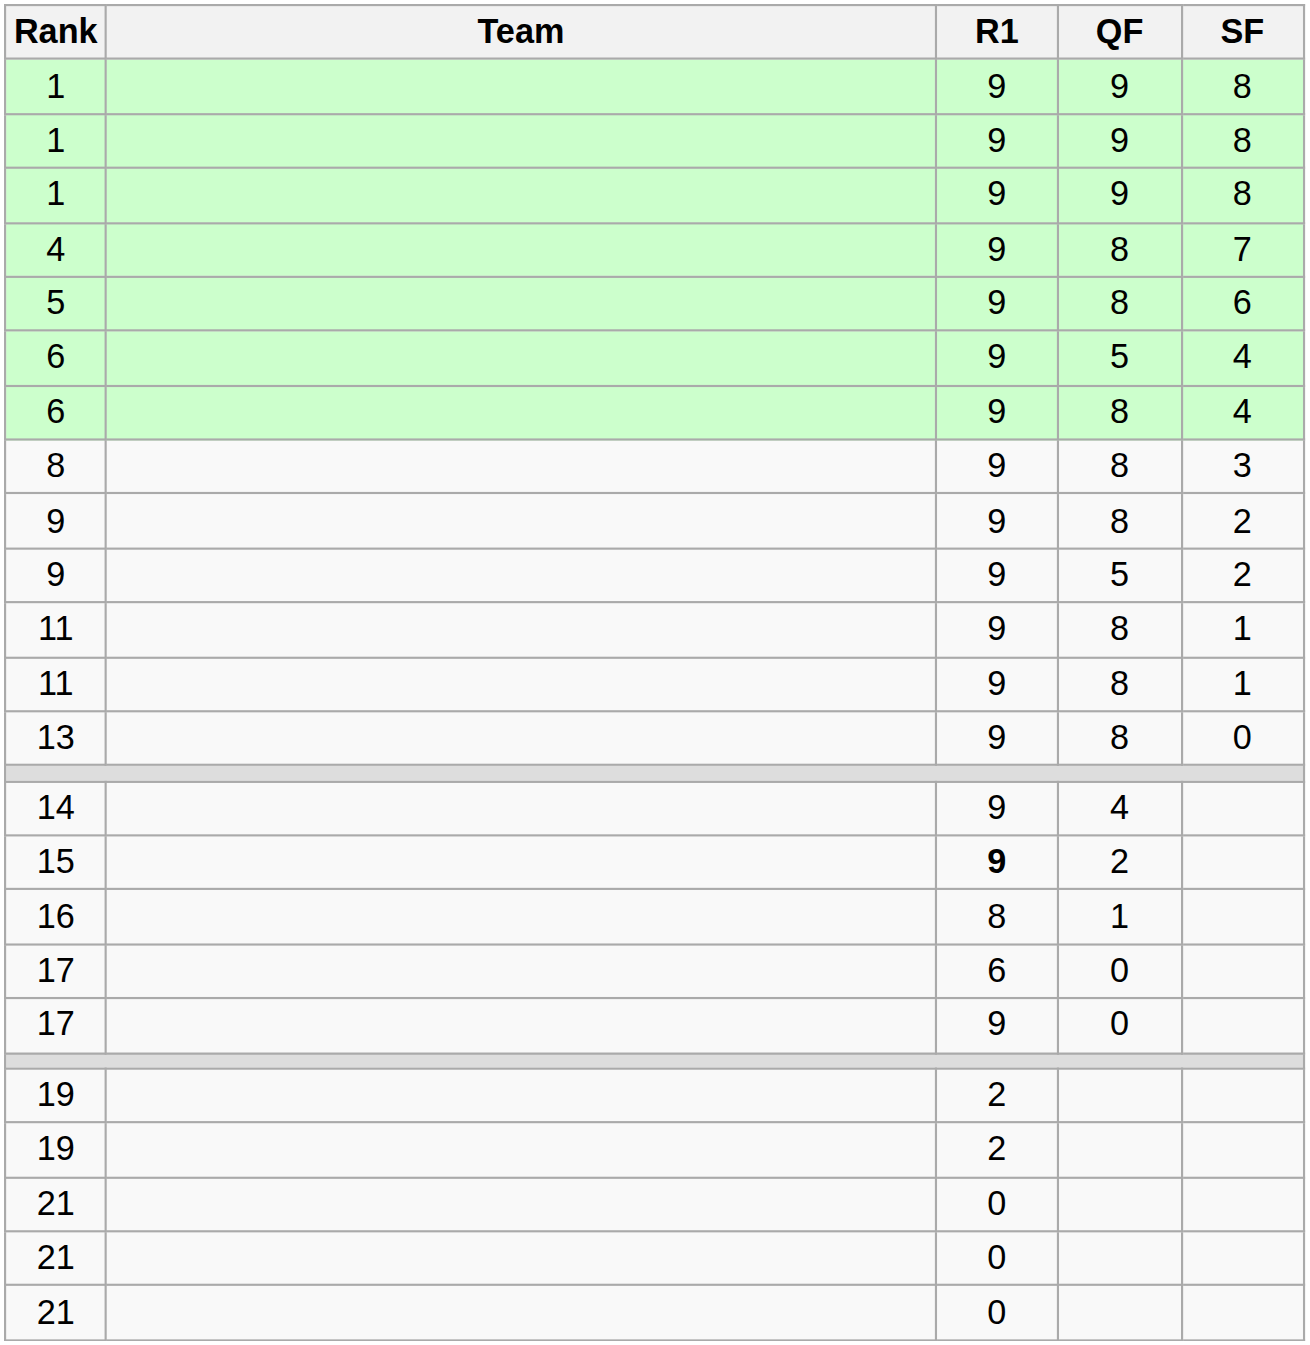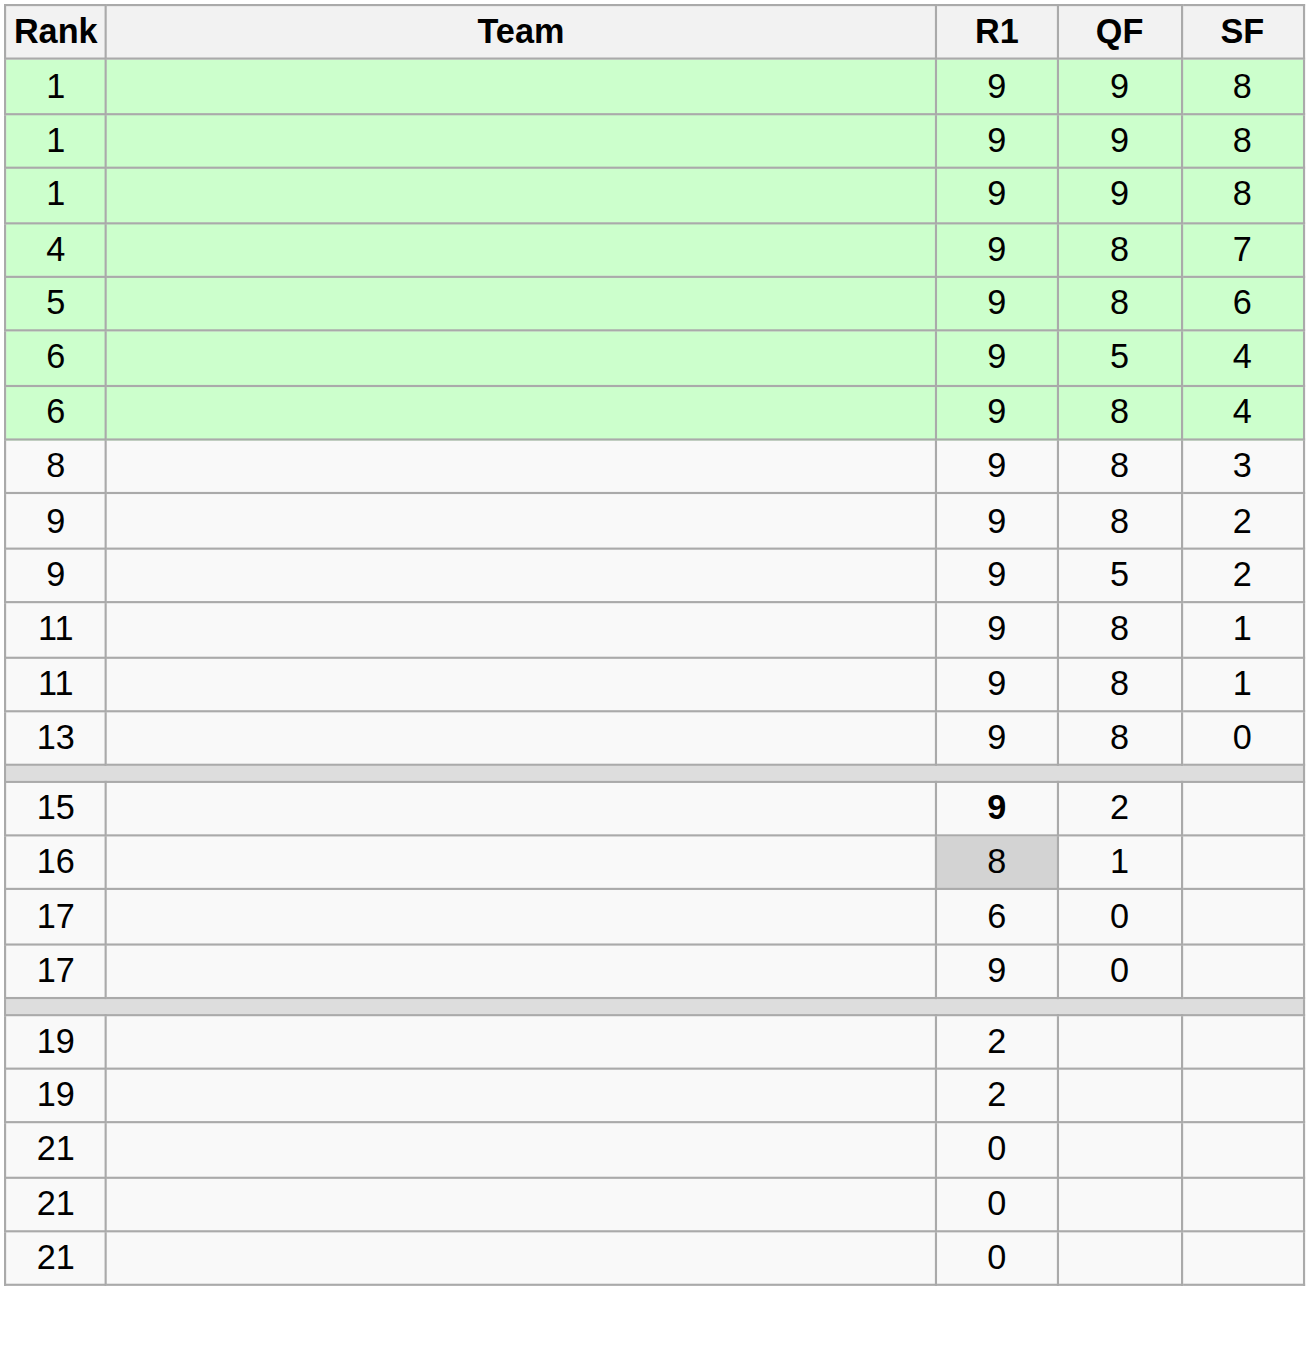- row: (56, 807)
(997, 916) no background -> (997, 861) lightgrey background
